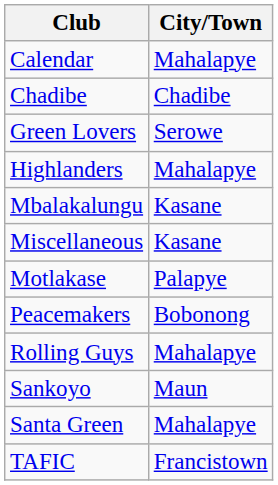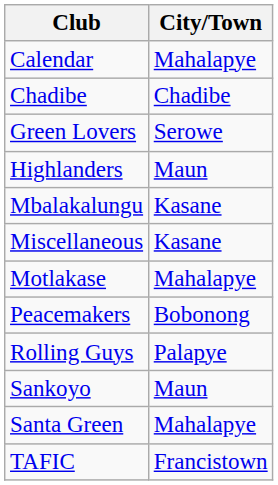(205, 168) Mahalapye -> (181, 168) Maun
(190, 278) Palapye -> (205, 278) Mahalapye
(205, 351) Mahalapye -> (190, 351) Palapye
